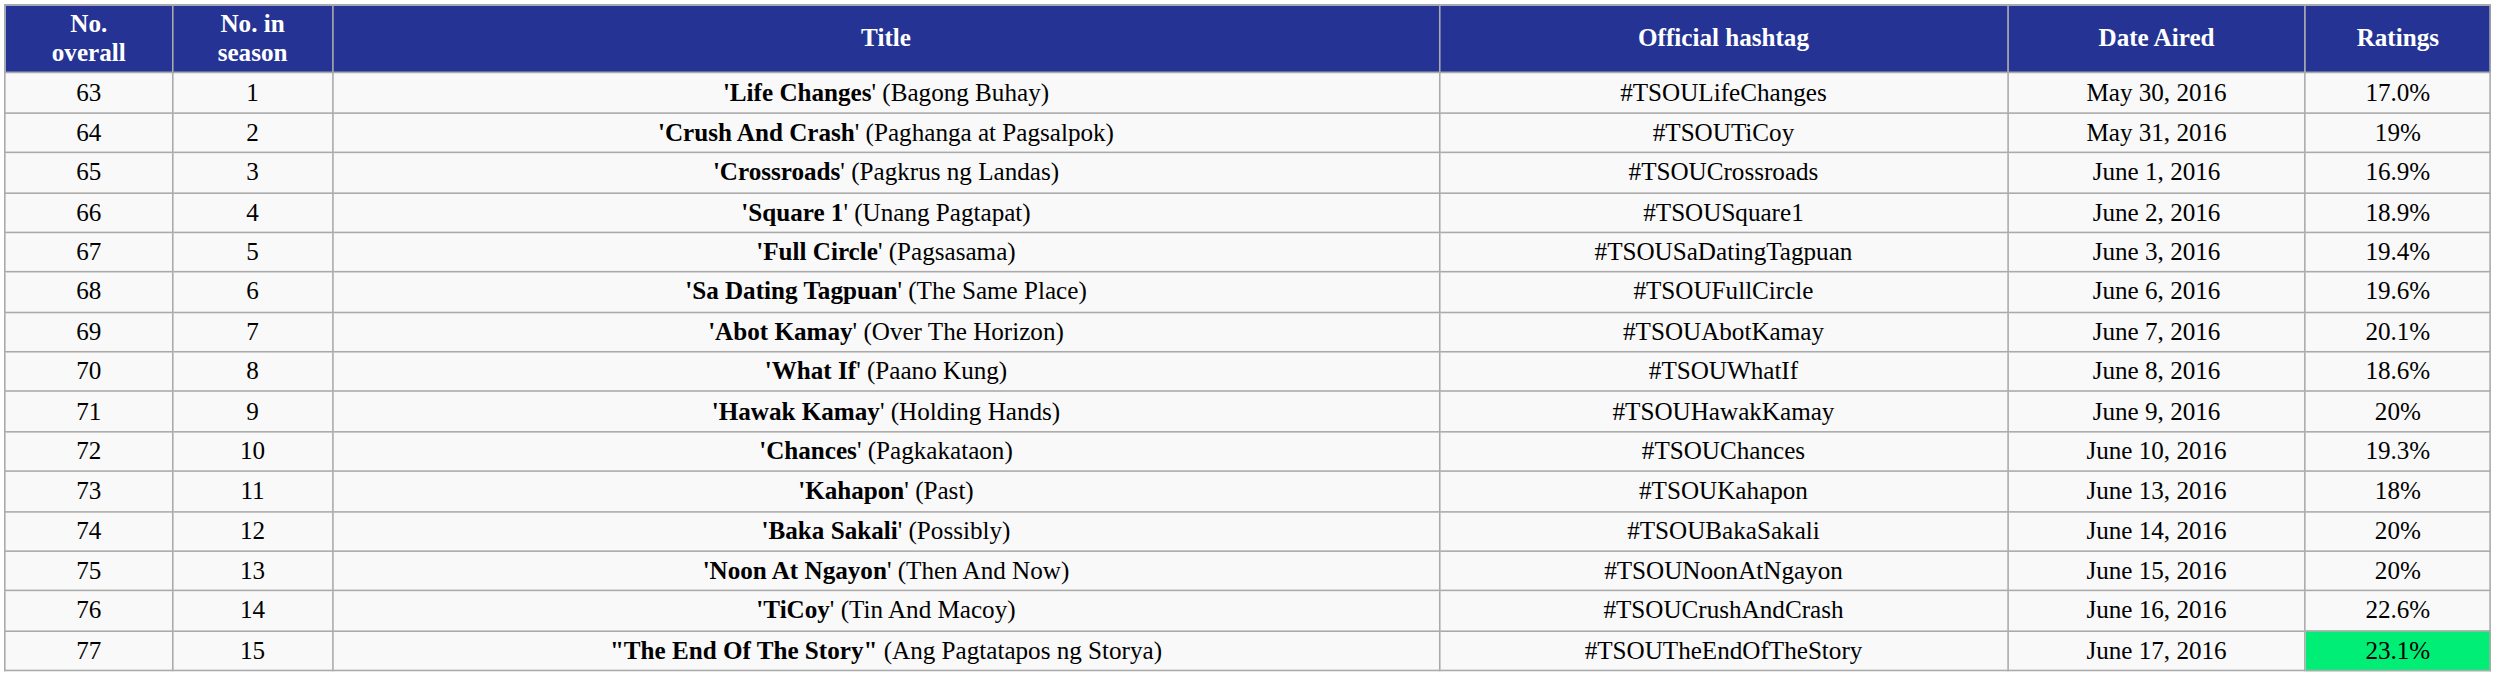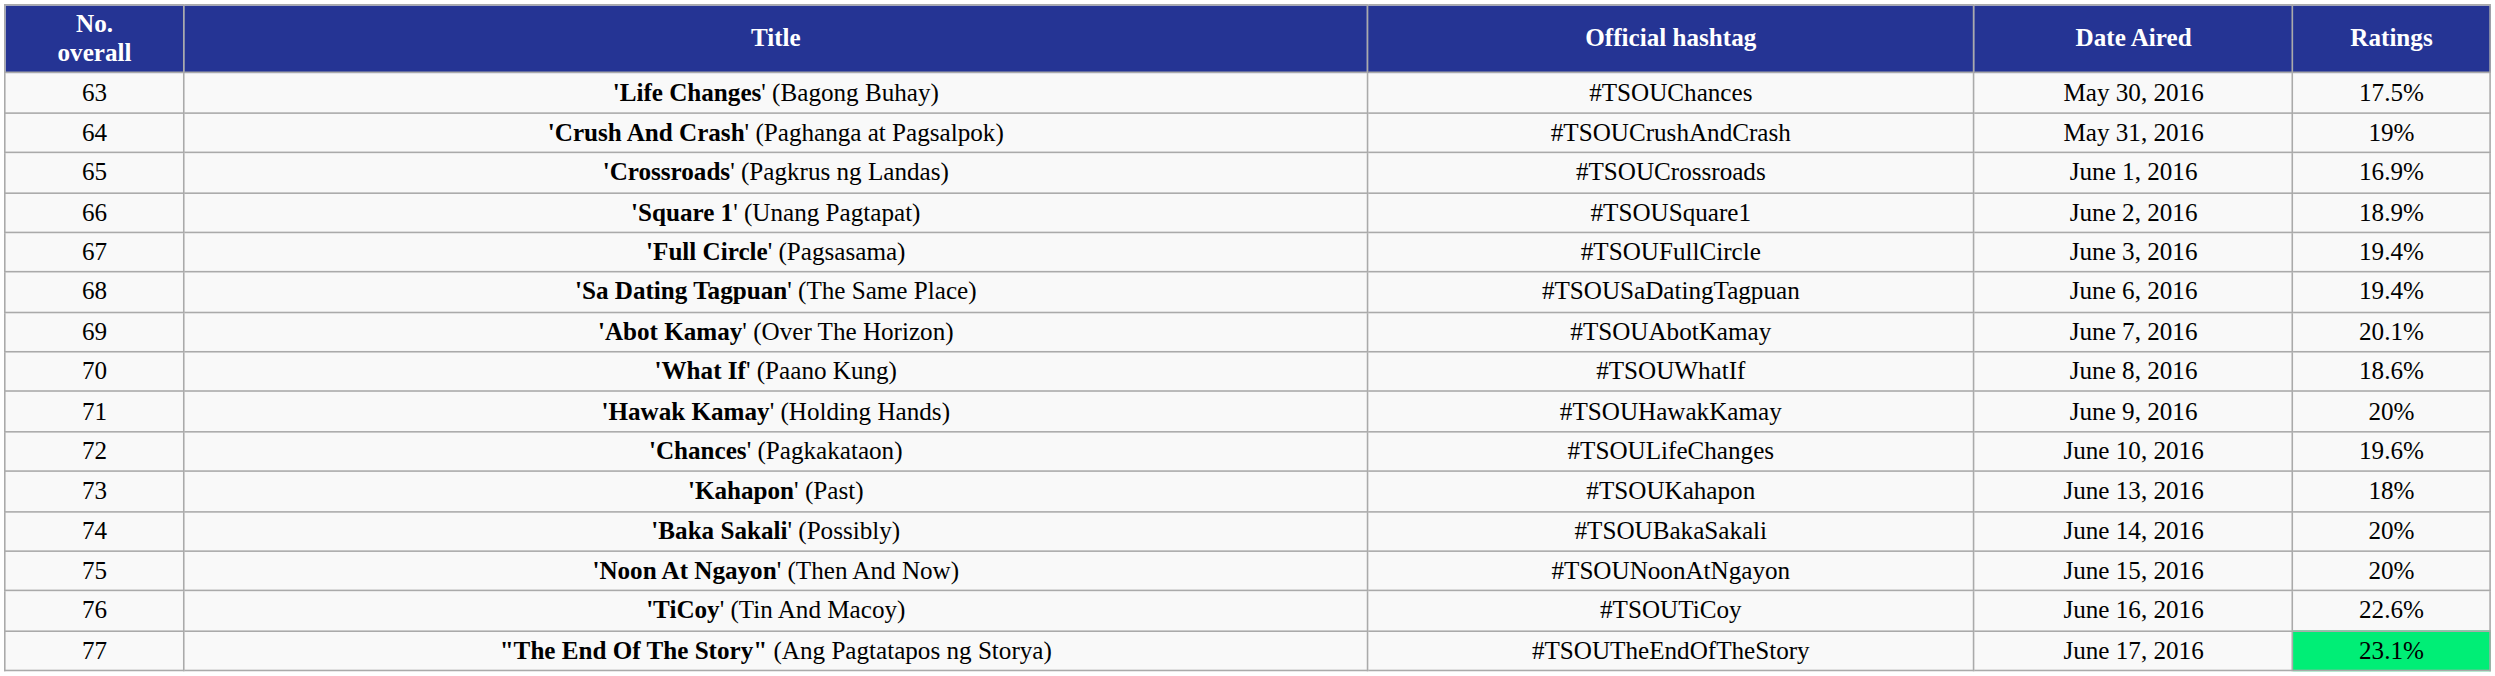- column: (253, 38)
(1723, 92) #TSOULifeChanges -> (1671, 92) #TSOUChances
(2398, 92) 17.0% -> (2391, 92) 17.5%
(1723, 132) #TSOUTiCoy -> (1671, 132) #TSOUCrushAndCrash
(1723, 251) #TSOUSaDatingTagpuan -> (1671, 251) #TSOUFullCircle
(1723, 291) #TSOUFullCircle -> (1671, 291) #TSOUSaDatingTagpuan
(2398, 291) 19.6% -> (2391, 291) 19.4%
(1723, 451) #TSOUChances -> (1671, 451) #TSOULifeChanges
(2398, 451) 19.3% -> (2391, 451) 19.6%
(1723, 610) #TSOUCrushAndCrash -> (1671, 610) #TSOUTiCoy
